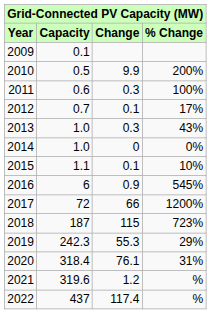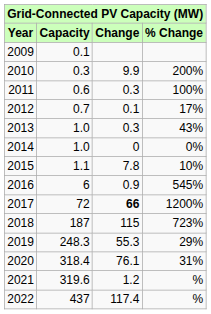(81, 71) 0.5 -> (81, 71) 0.3
(131, 166) 0.1 -> (131, 166) 7.8
(133, 204) normal -> (133, 204) bold
(75, 242) 242.3 -> (75, 242) 248.3
